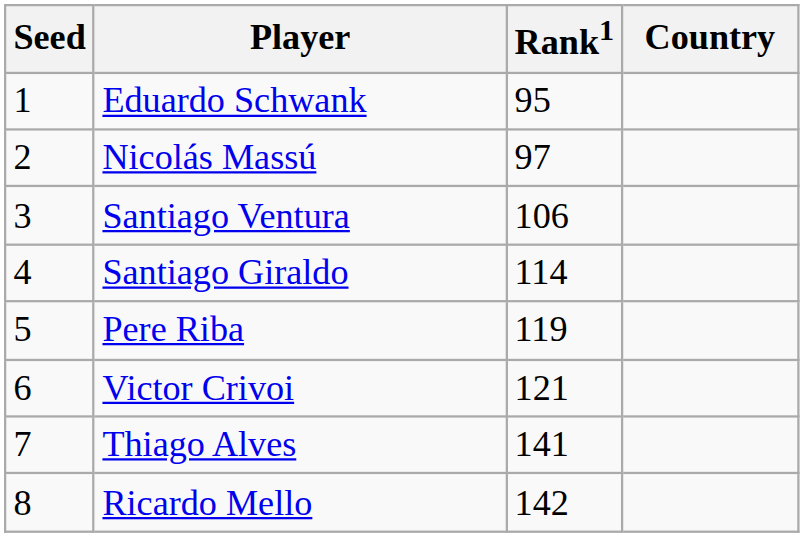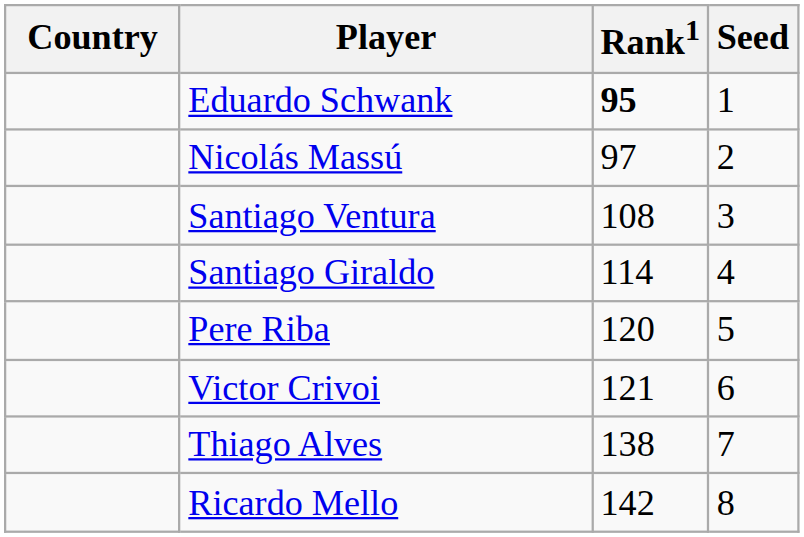columns swapped: (710, 38) <-> (50, 38)
(533, 100) normal -> (619, 100) bold
(542, 214) 106 -> (628, 214) 108
(541, 329) 119 -> (628, 329) 120
(542, 444) 141 -> (628, 444) 138
